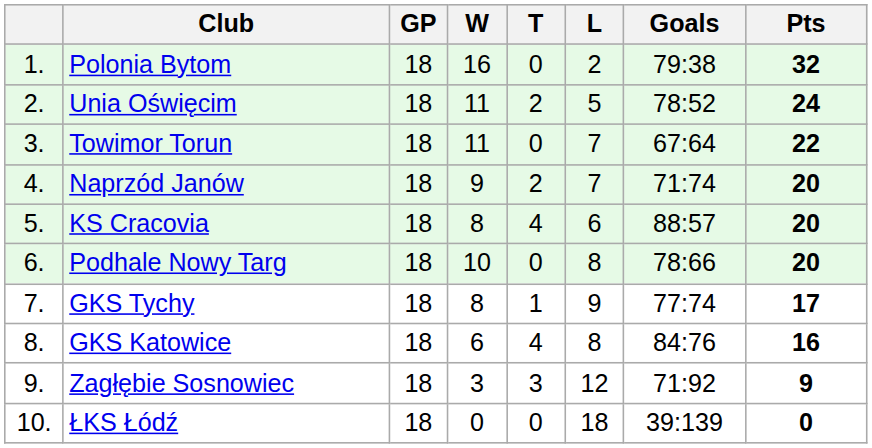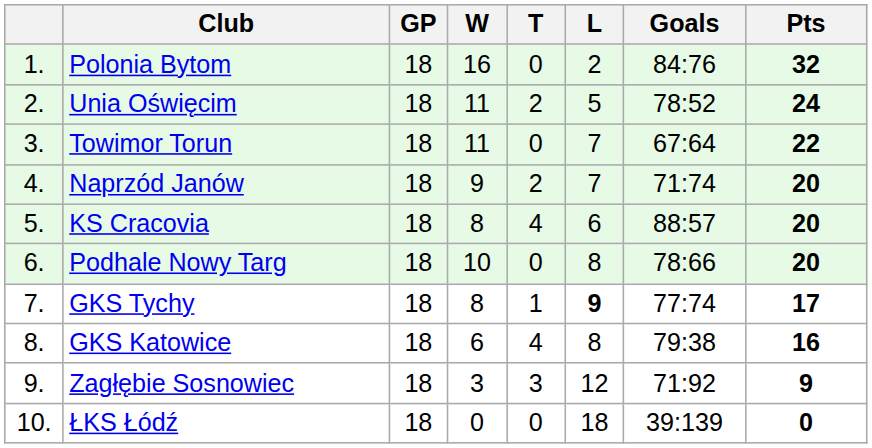(684, 64) 79:38 -> (684, 64) 84:76
(594, 303) normal -> (594, 303) bold
(684, 343) 84:76 -> (684, 343) 79:38
